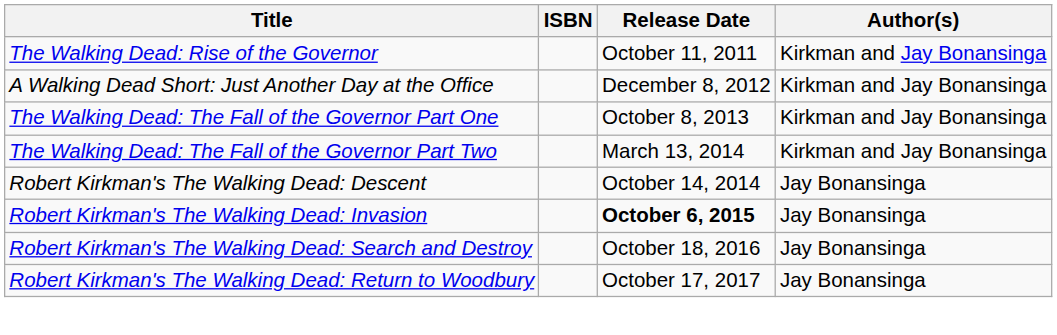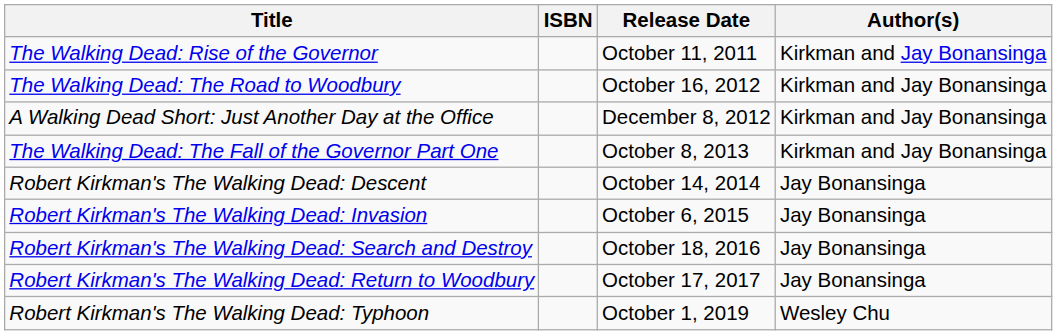+ row: (205, 85)
- row: (253, 150)
(678, 215) bold -> (675, 215) normal
+ row: (219, 313)
